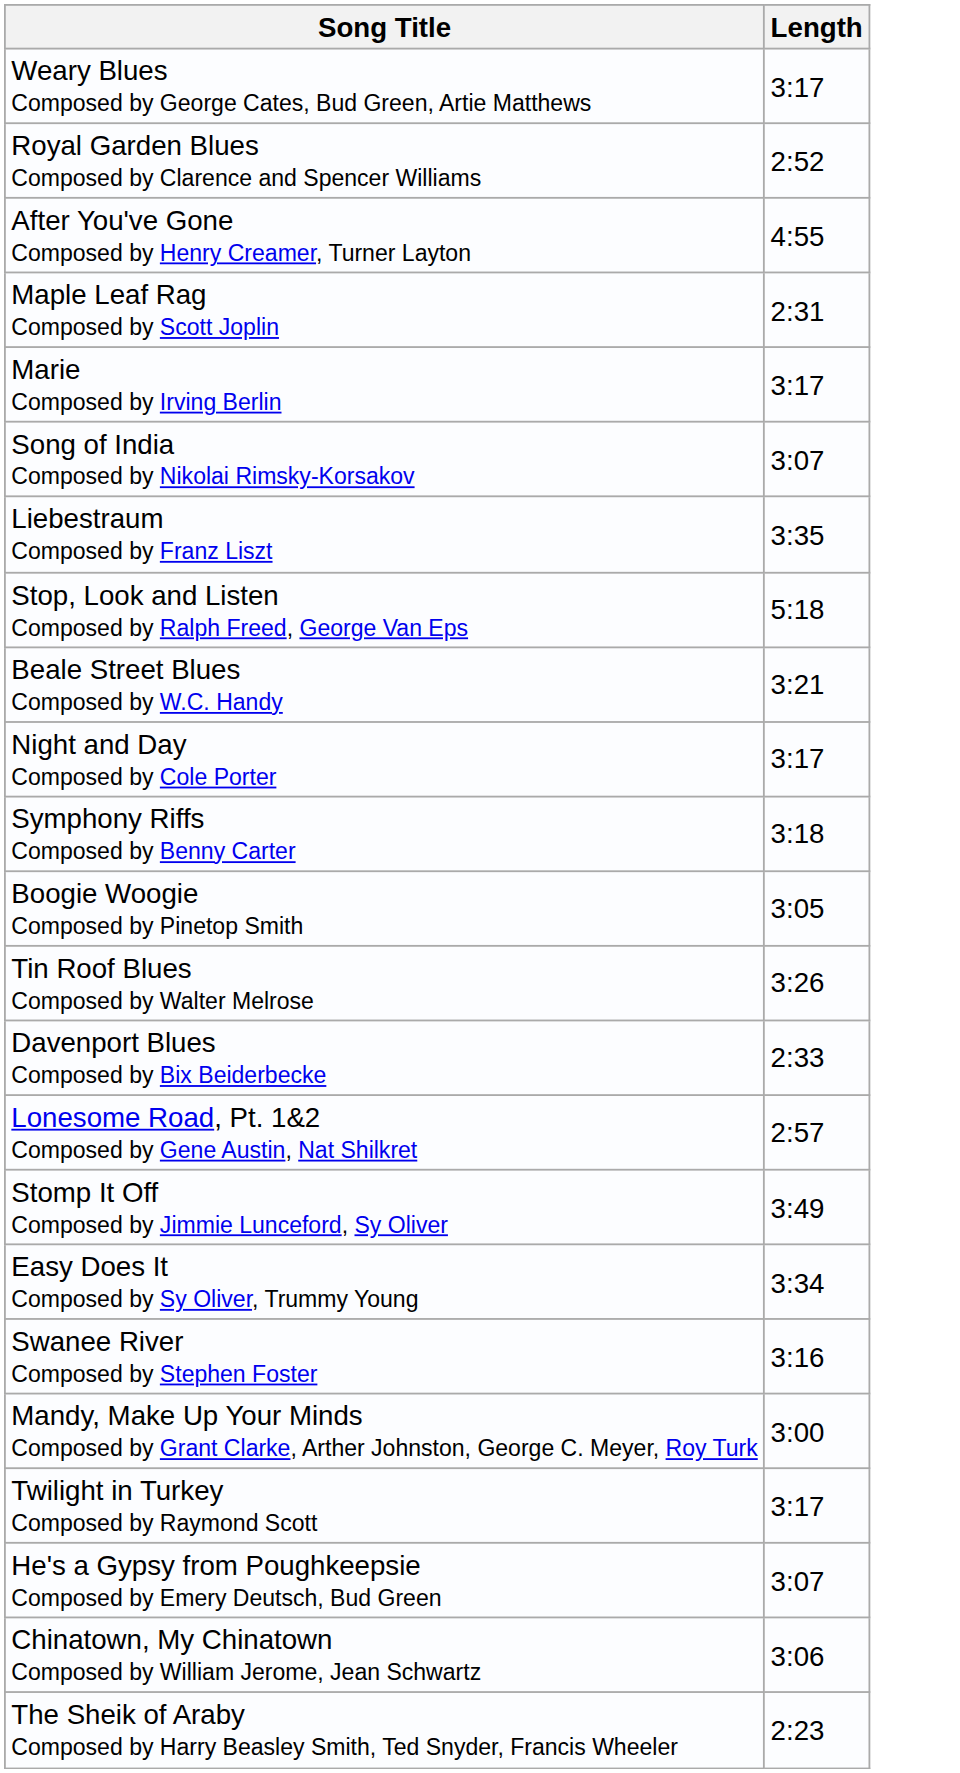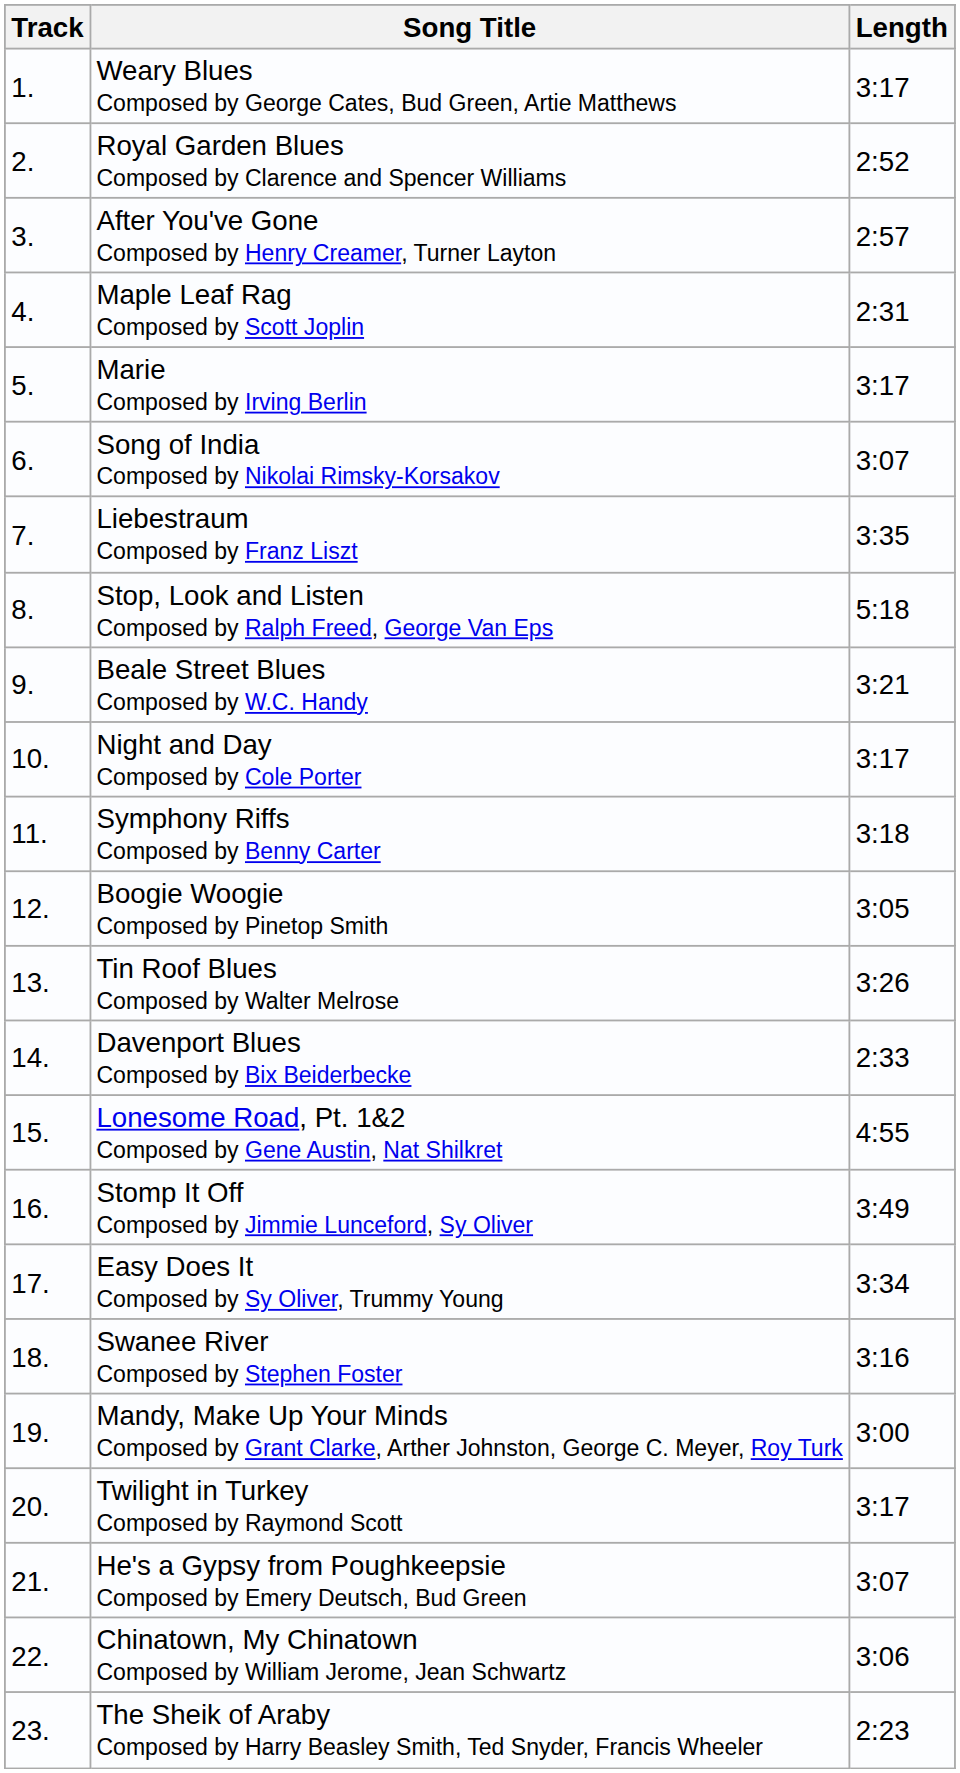+ column: (47, 27)
(798, 236) 4:55 -> (883, 236) 2:57
(798, 1133) 2:57 -> (883, 1133) 4:55
